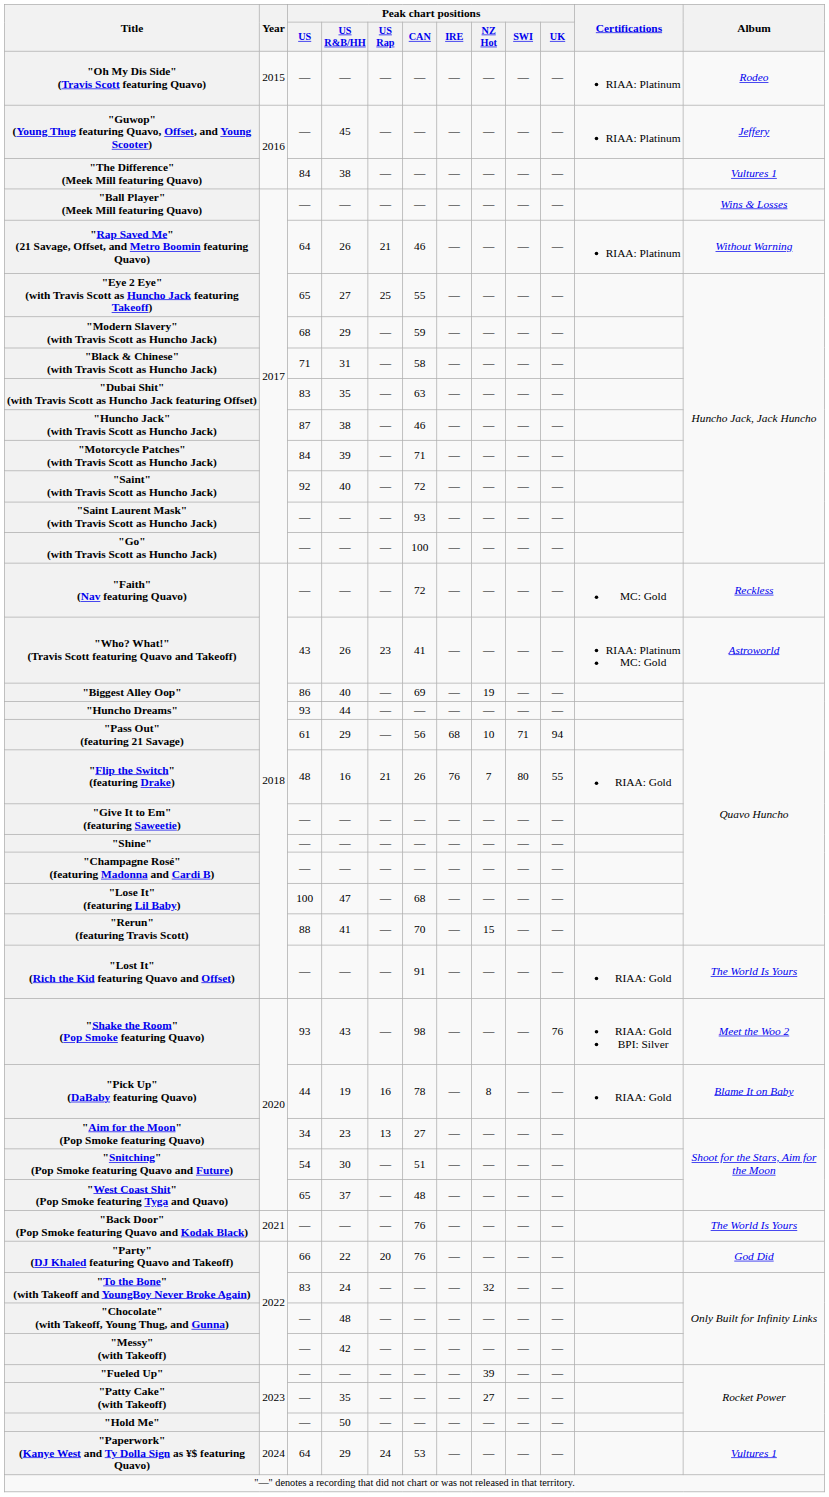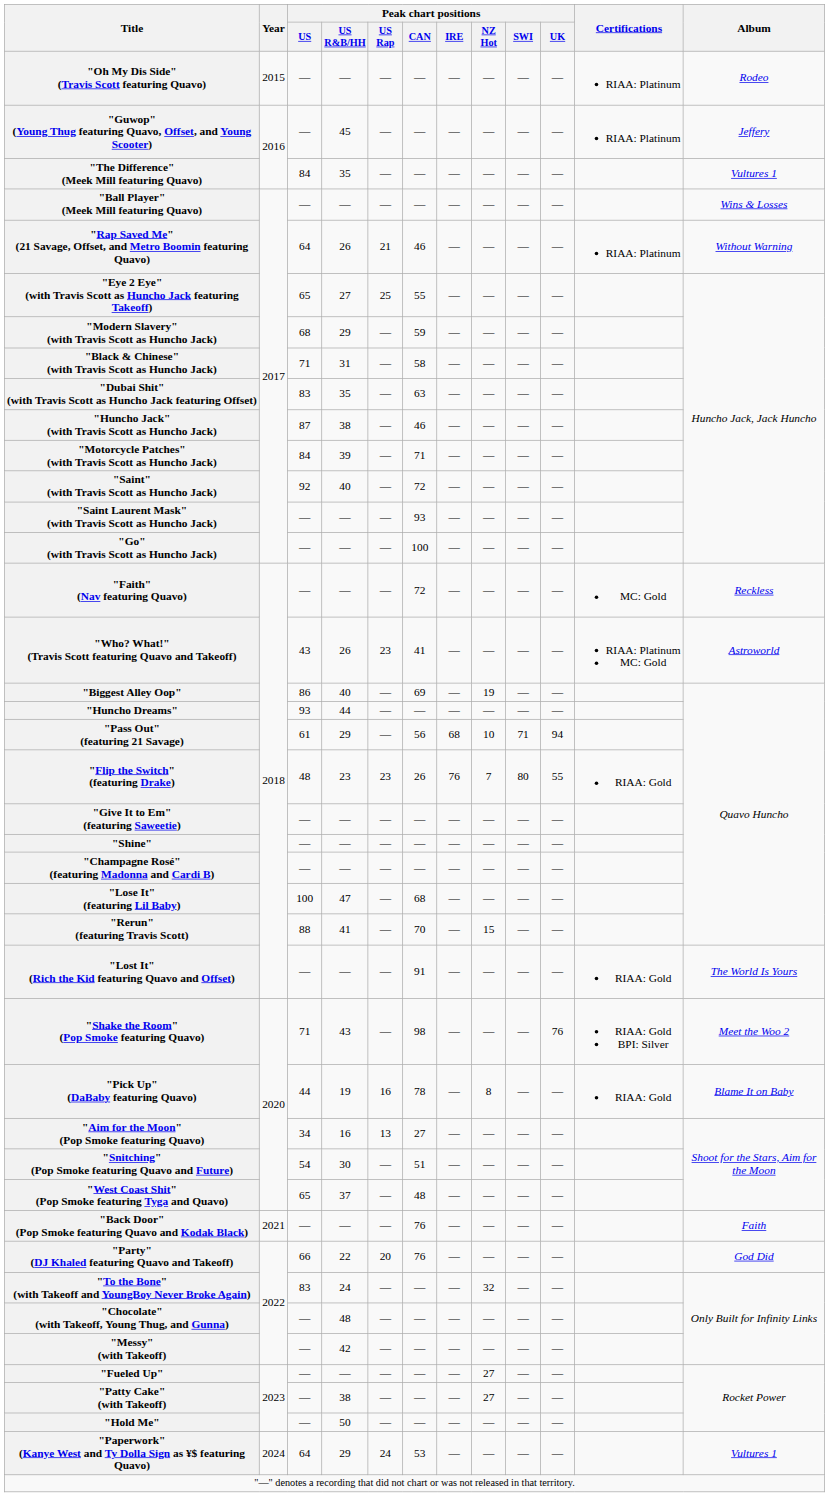(345, 173) 38 -> (345, 173) 35
(345, 776) 16 -> (345, 776) 23
(385, 776) 21 -> (385, 776) 23
(305, 1031) 93 -> (305, 1031) 71
(345, 1133) 23 -> (345, 1133) 16
(754, 1226) The World Is Yours -> (754, 1226) Faith
(489, 1373) 39 -> (489, 1373) 27
(345, 1398) 35 -> (345, 1398) 38
